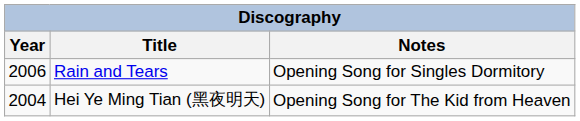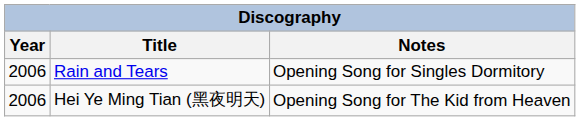(27, 100) 2004 -> (27, 100) 2006
